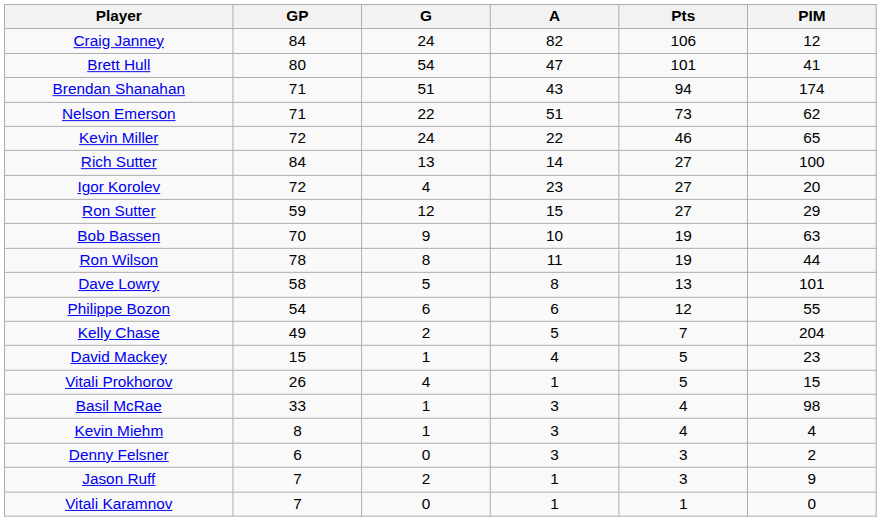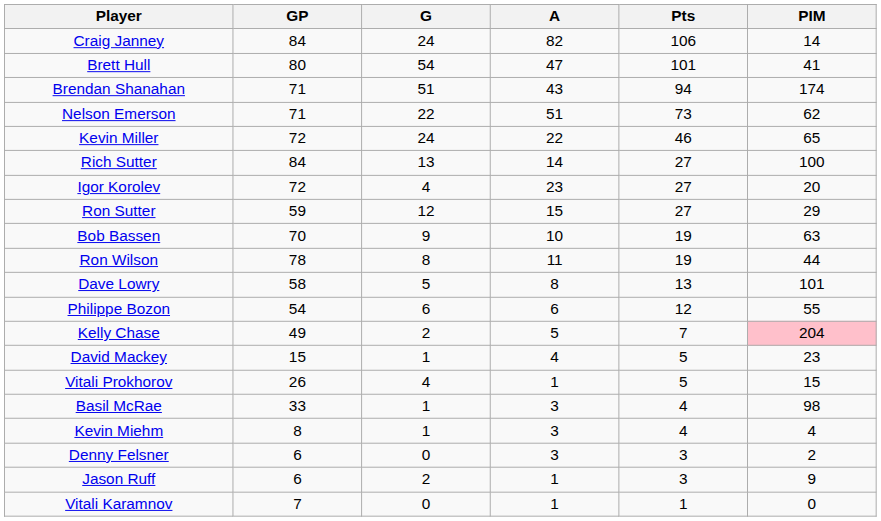(812, 41) 12 -> (812, 41) 14
(812, 333) no background -> (812, 333) pink background
(297, 479) 7 -> (297, 479) 6
